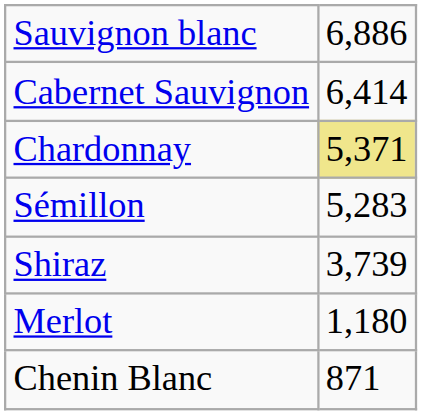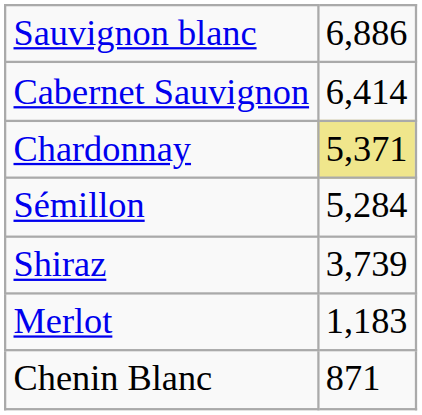(367, 206) 5,283 -> (367, 206) 5,284
(367, 321) 1,180 -> (367, 321) 1,183
